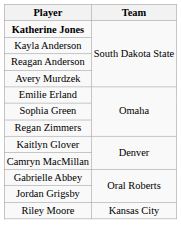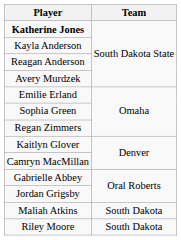+ row: (48, 210)
(134, 210) Kansas City -> (134, 227) South Dakota
